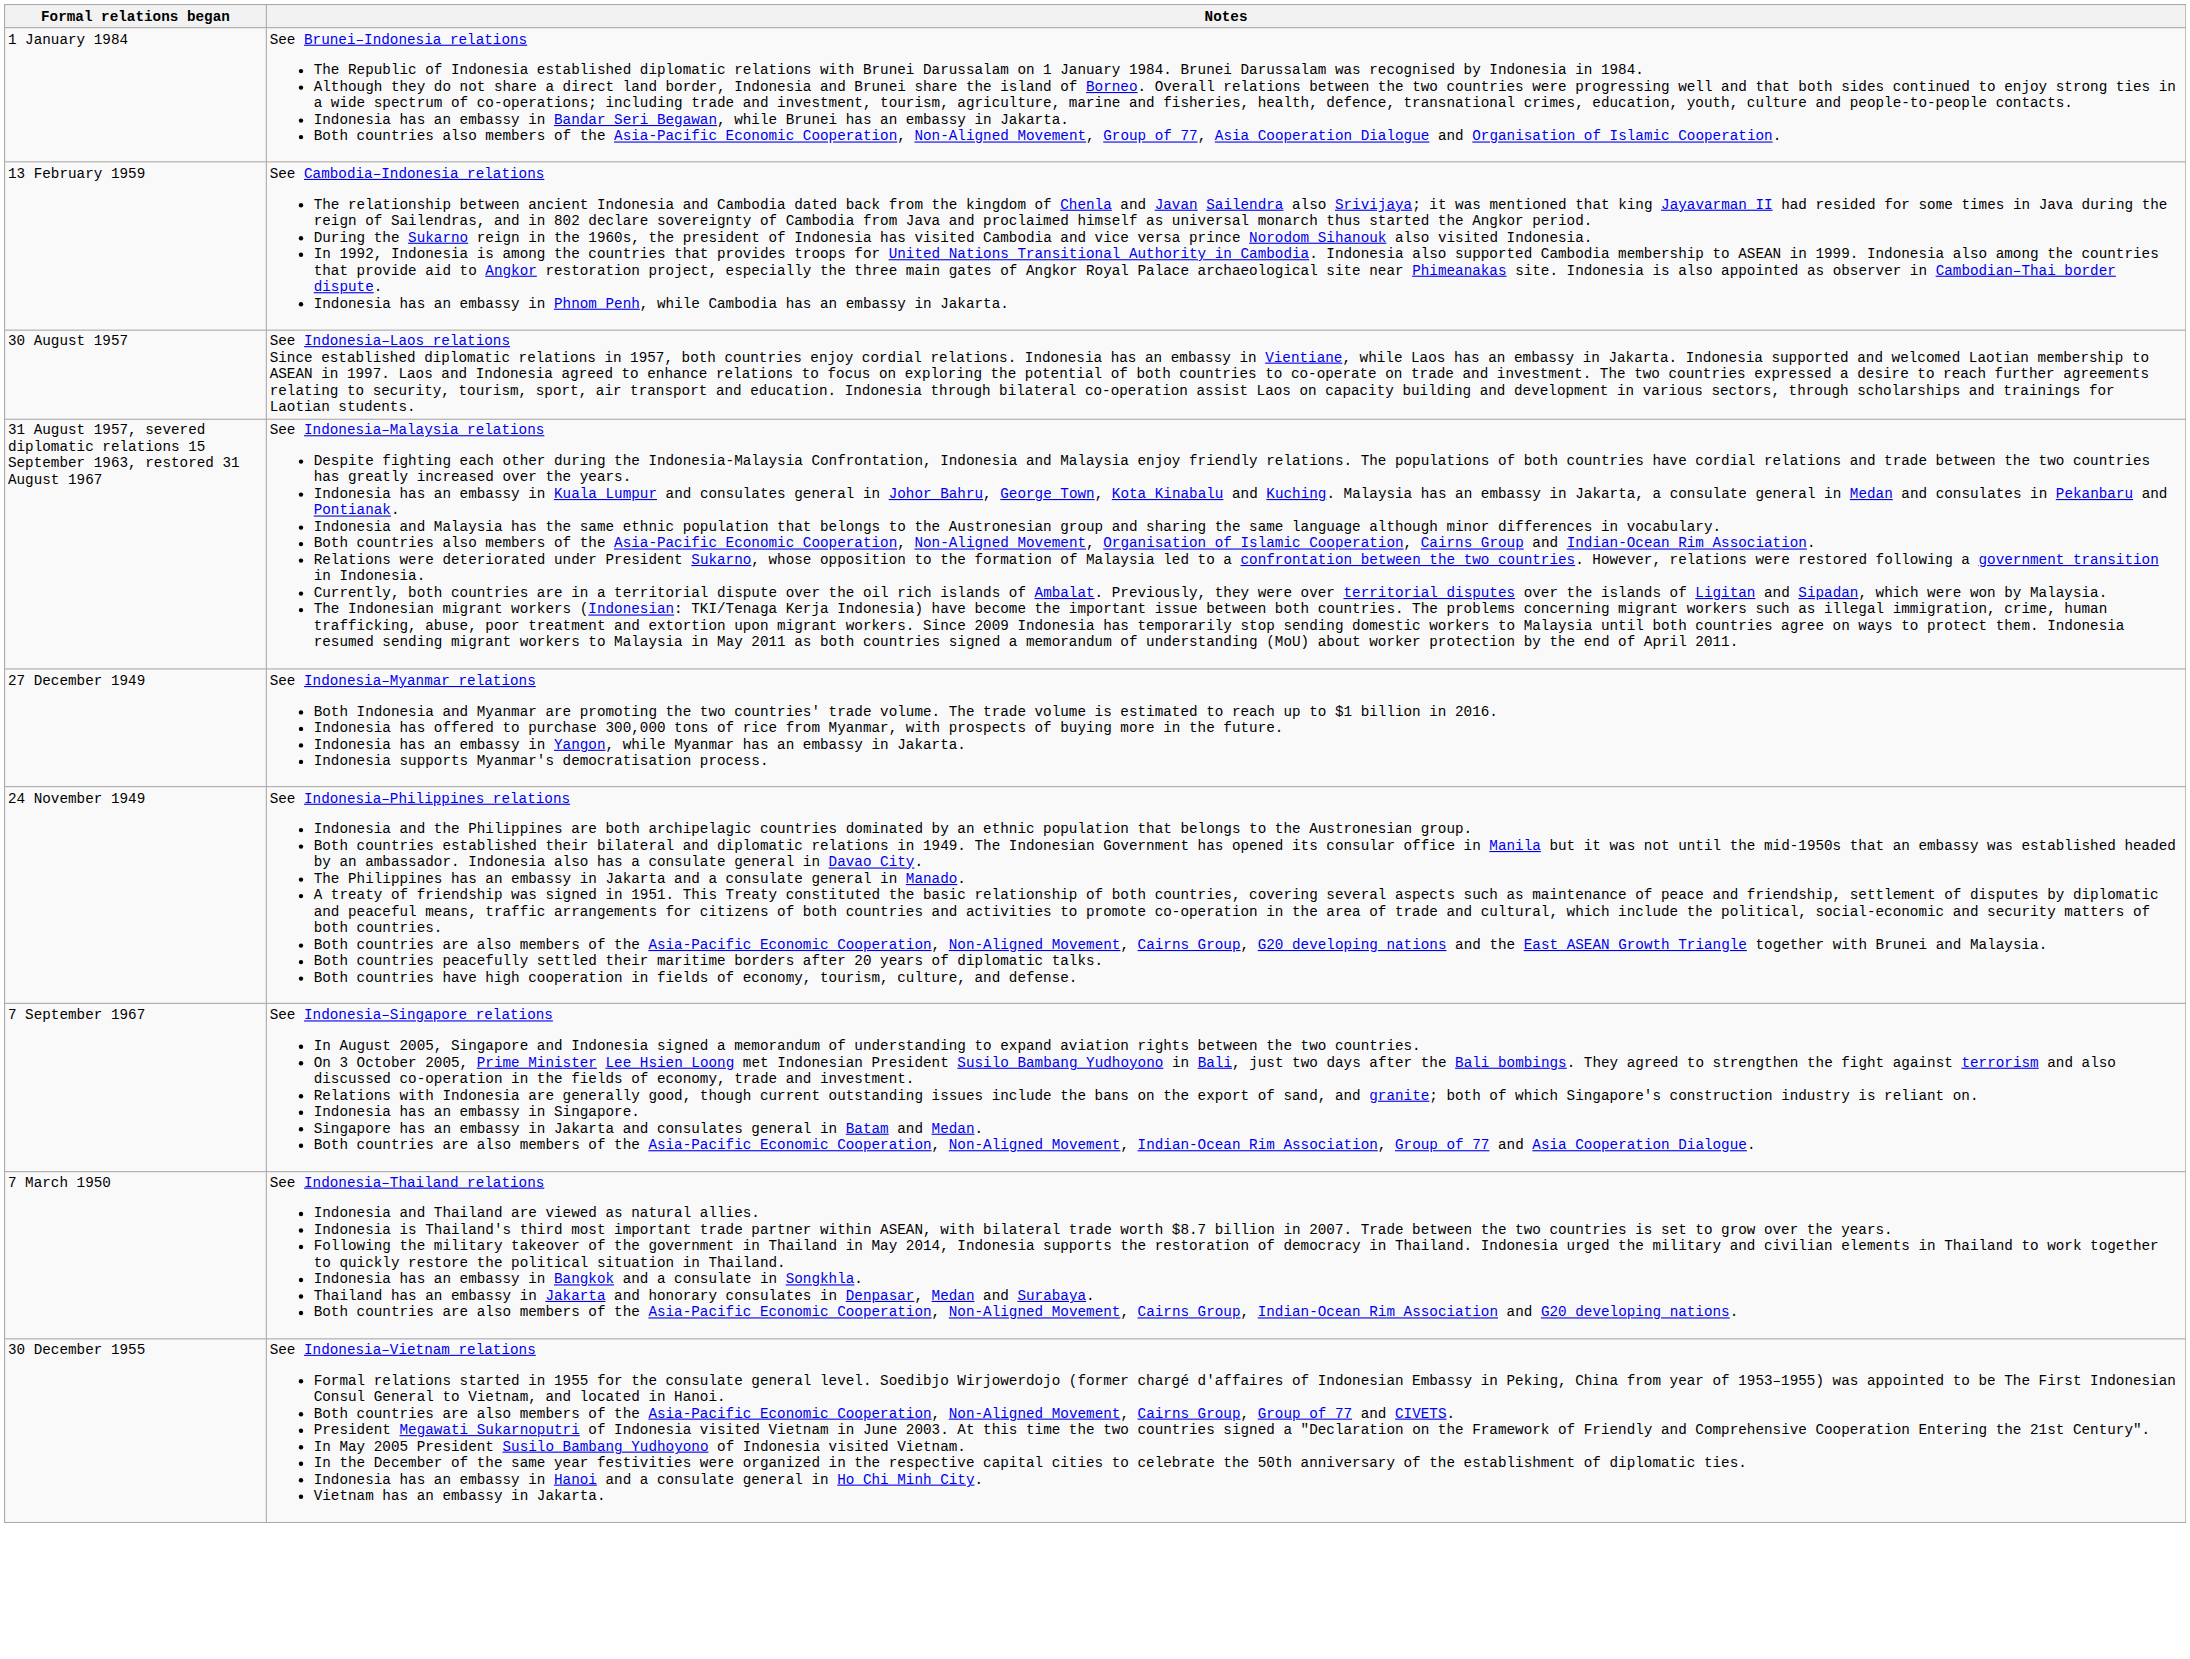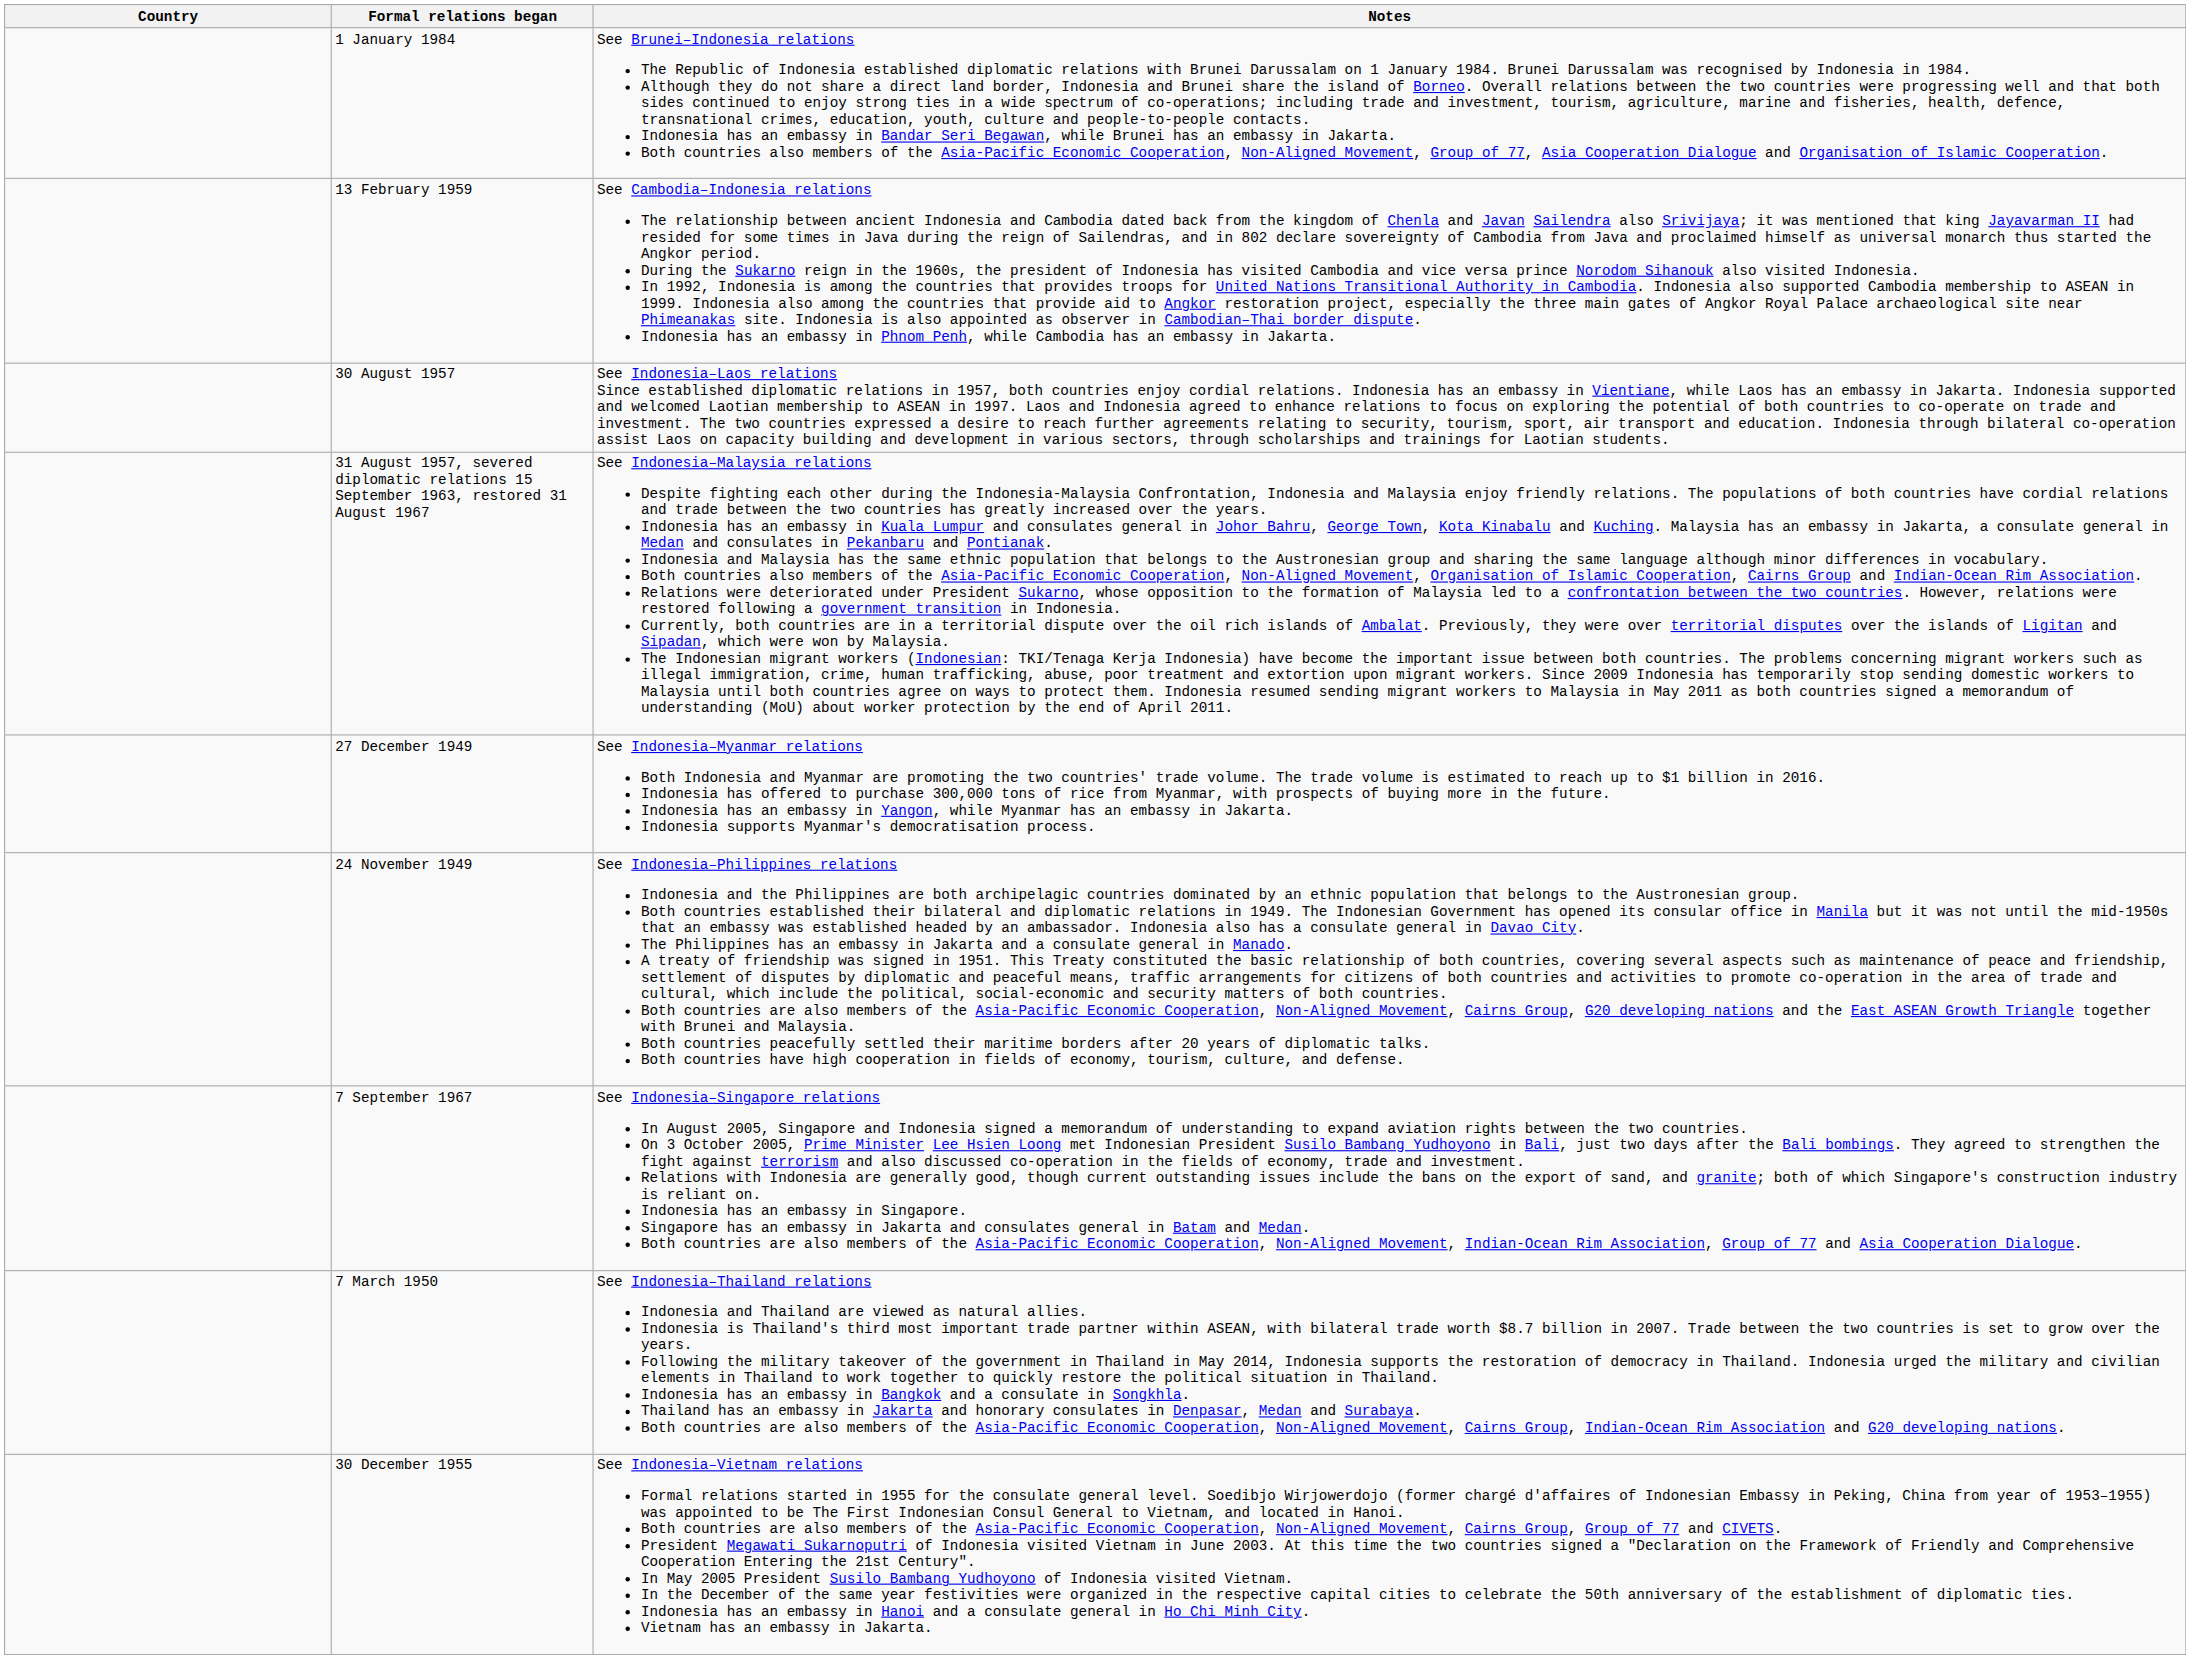+ column: (168, 16)
